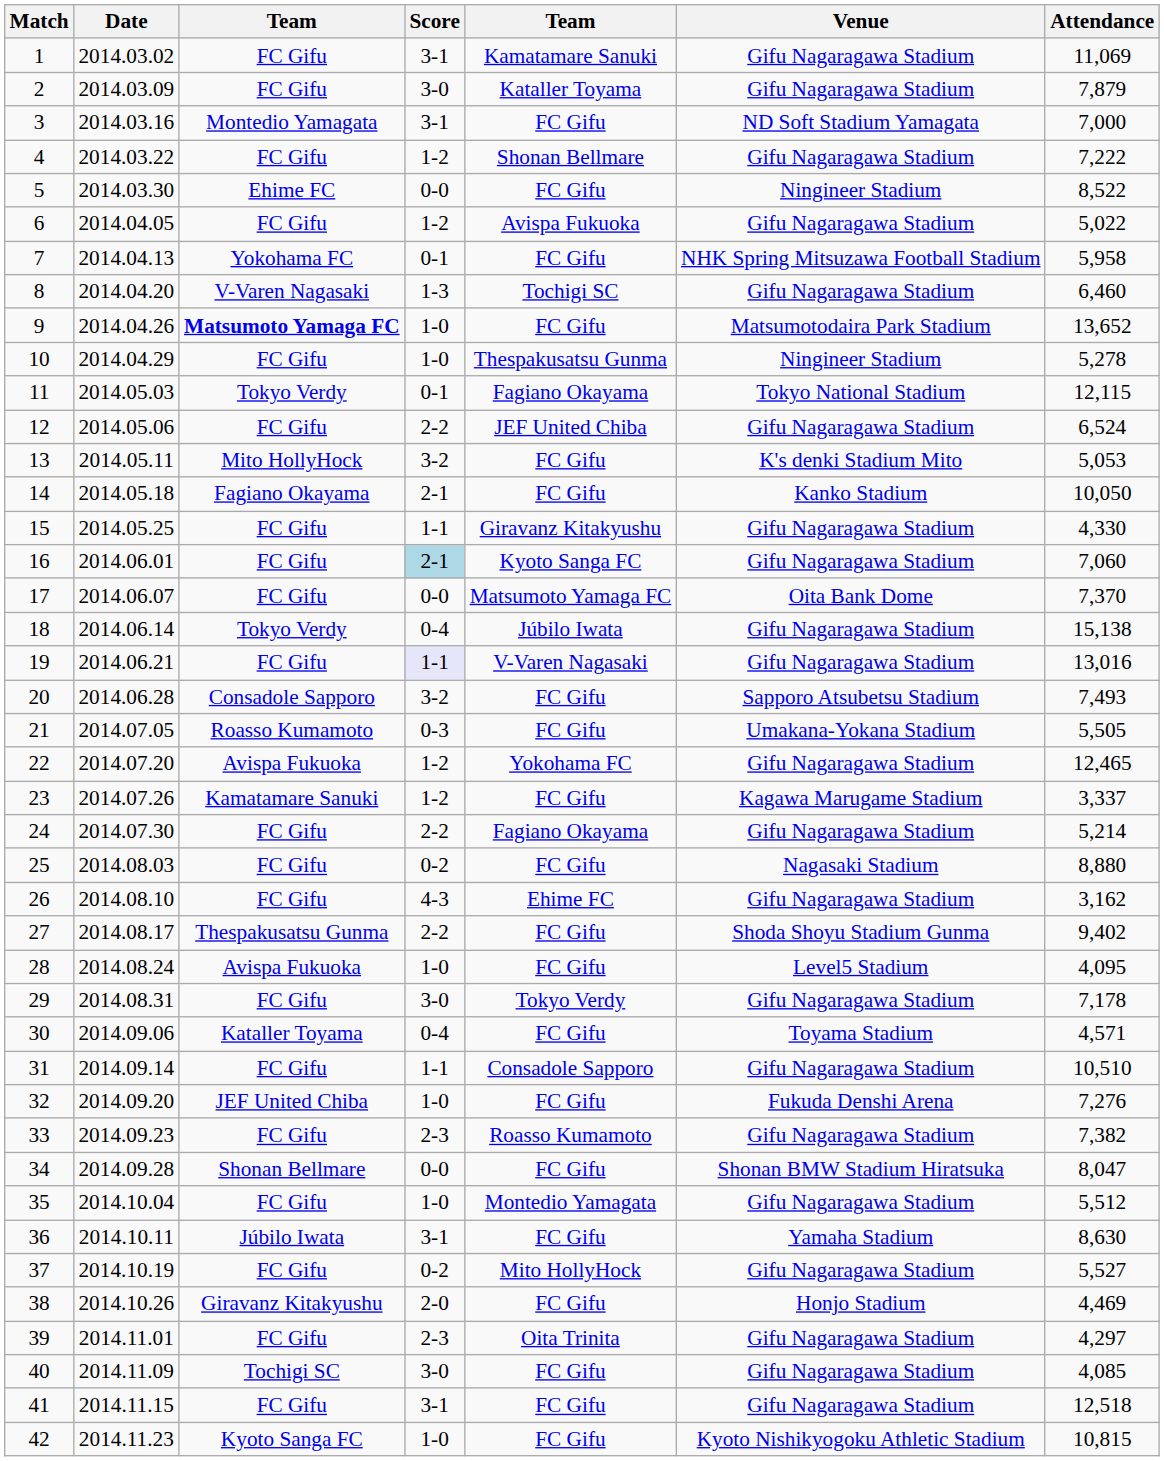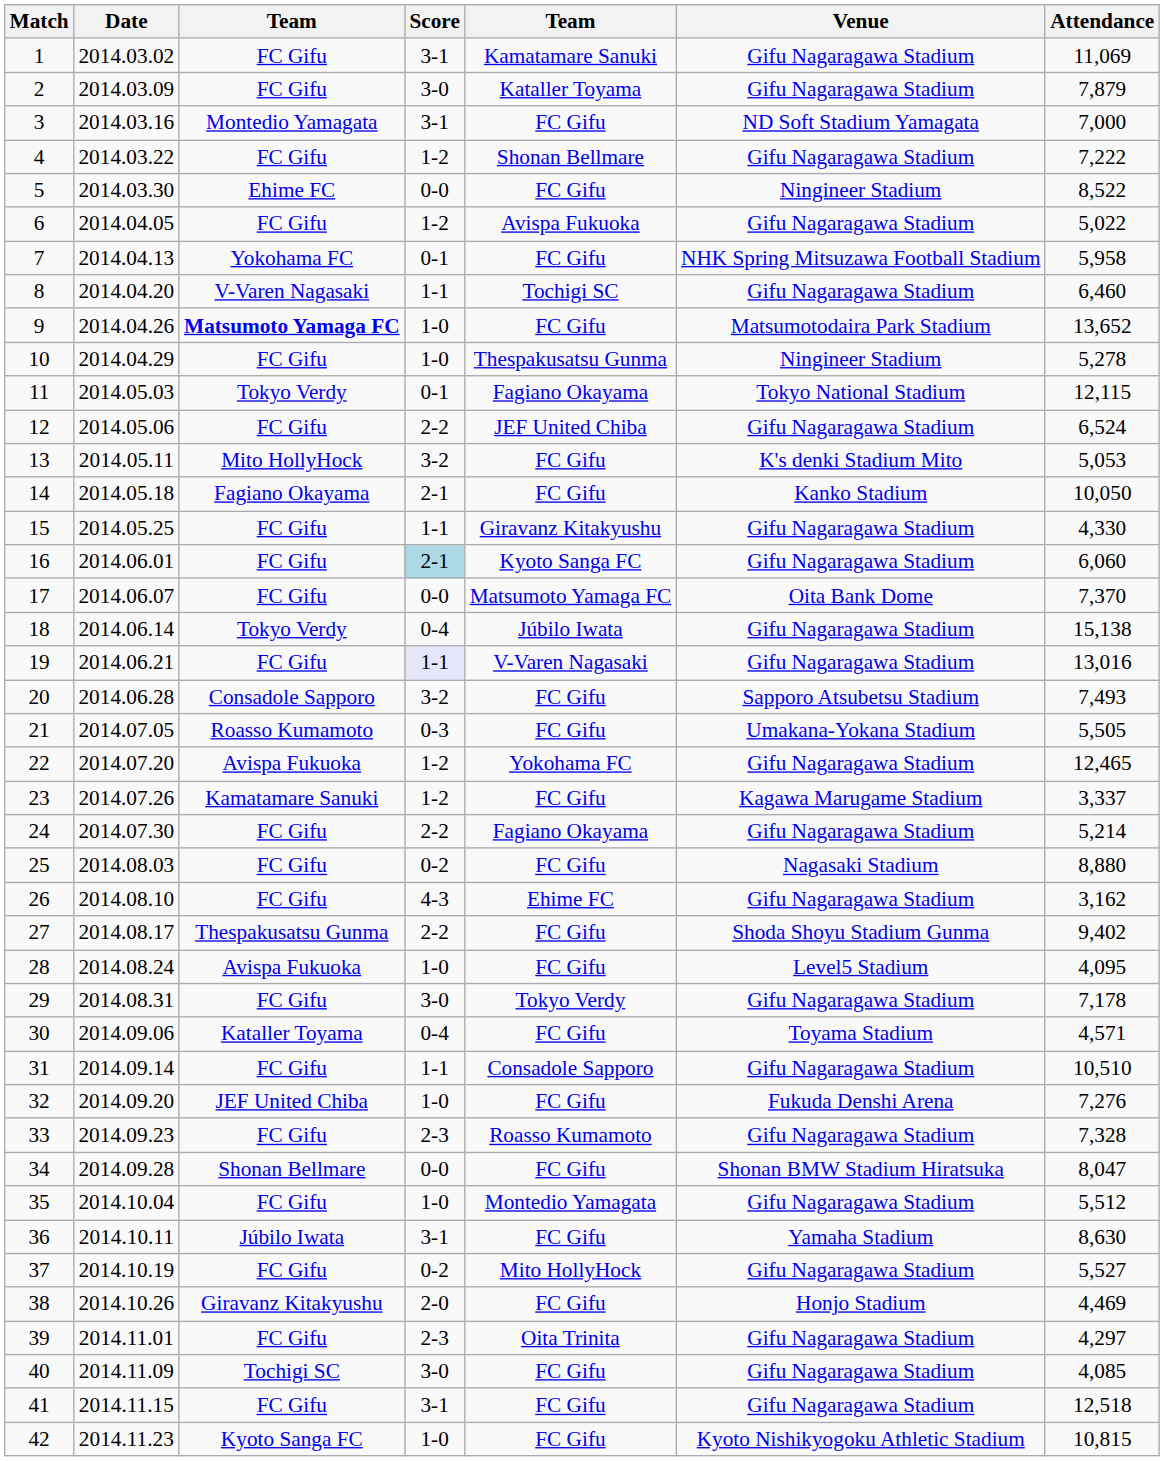(435, 291) 1-3 -> (435, 291) 1-1
(1102, 561) 7,060 -> (1102, 561) 6,060
(1102, 1135) 7,382 -> (1102, 1135) 7,328
